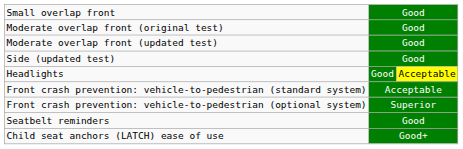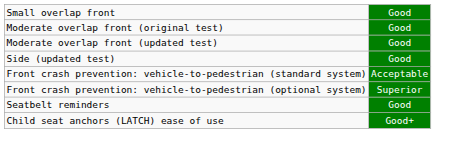- row: (35, 74)
